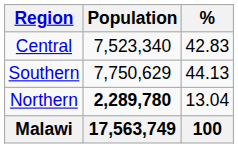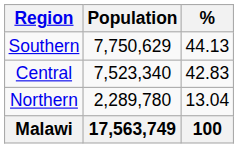rows swapped: (44, 73) <-> (44, 45)
(132, 101) bold -> (132, 101) normal
